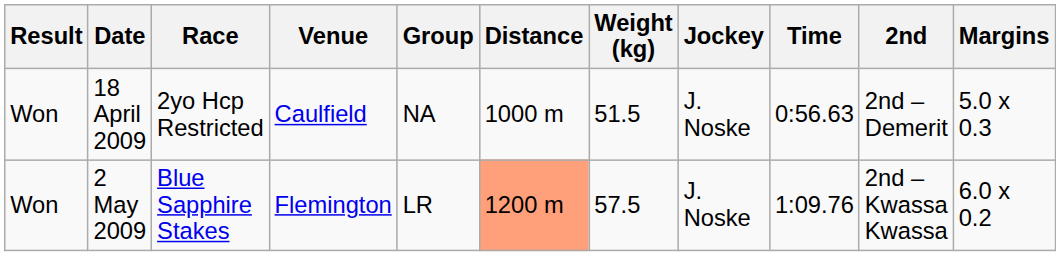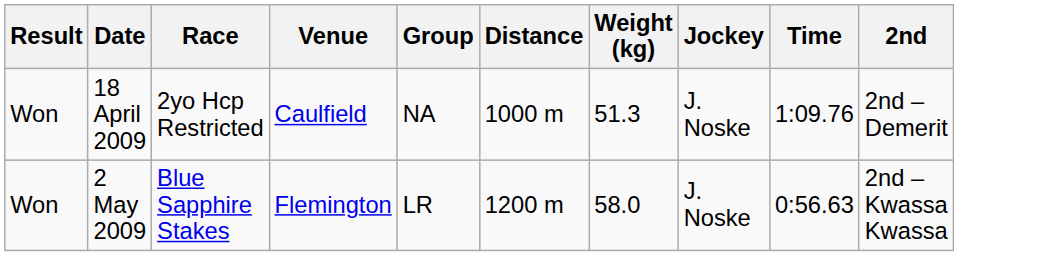- column: (1004, 36)
(617, 114) 51.5 -> (617, 114) 51.3
(814, 114) 0:56.63 -> (814, 114) 1:09.76
(524, 204) lightsalmon background -> (524, 204) no background
(617, 204) 57.5 -> (617, 204) 58.0
(814, 204) 1:09.76 -> (814, 204) 0:56.63
